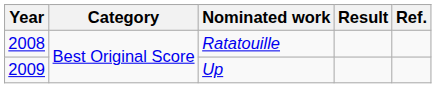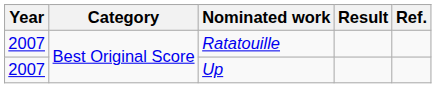(27, 43) 2008 -> (27, 43) 2007
(27, 69) 2009 -> (27, 69) 2007
